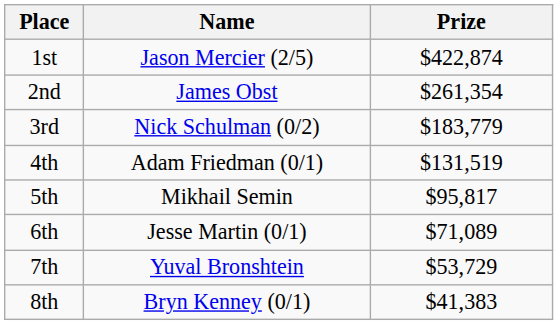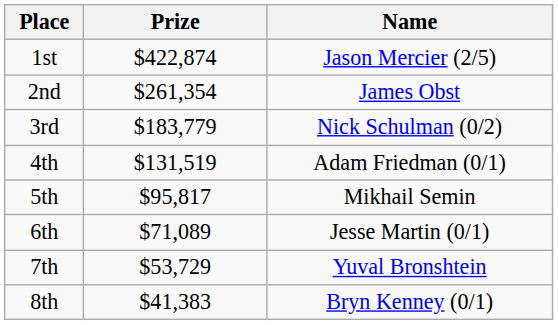columns swapped: (227, 22) <-> (461, 22)
